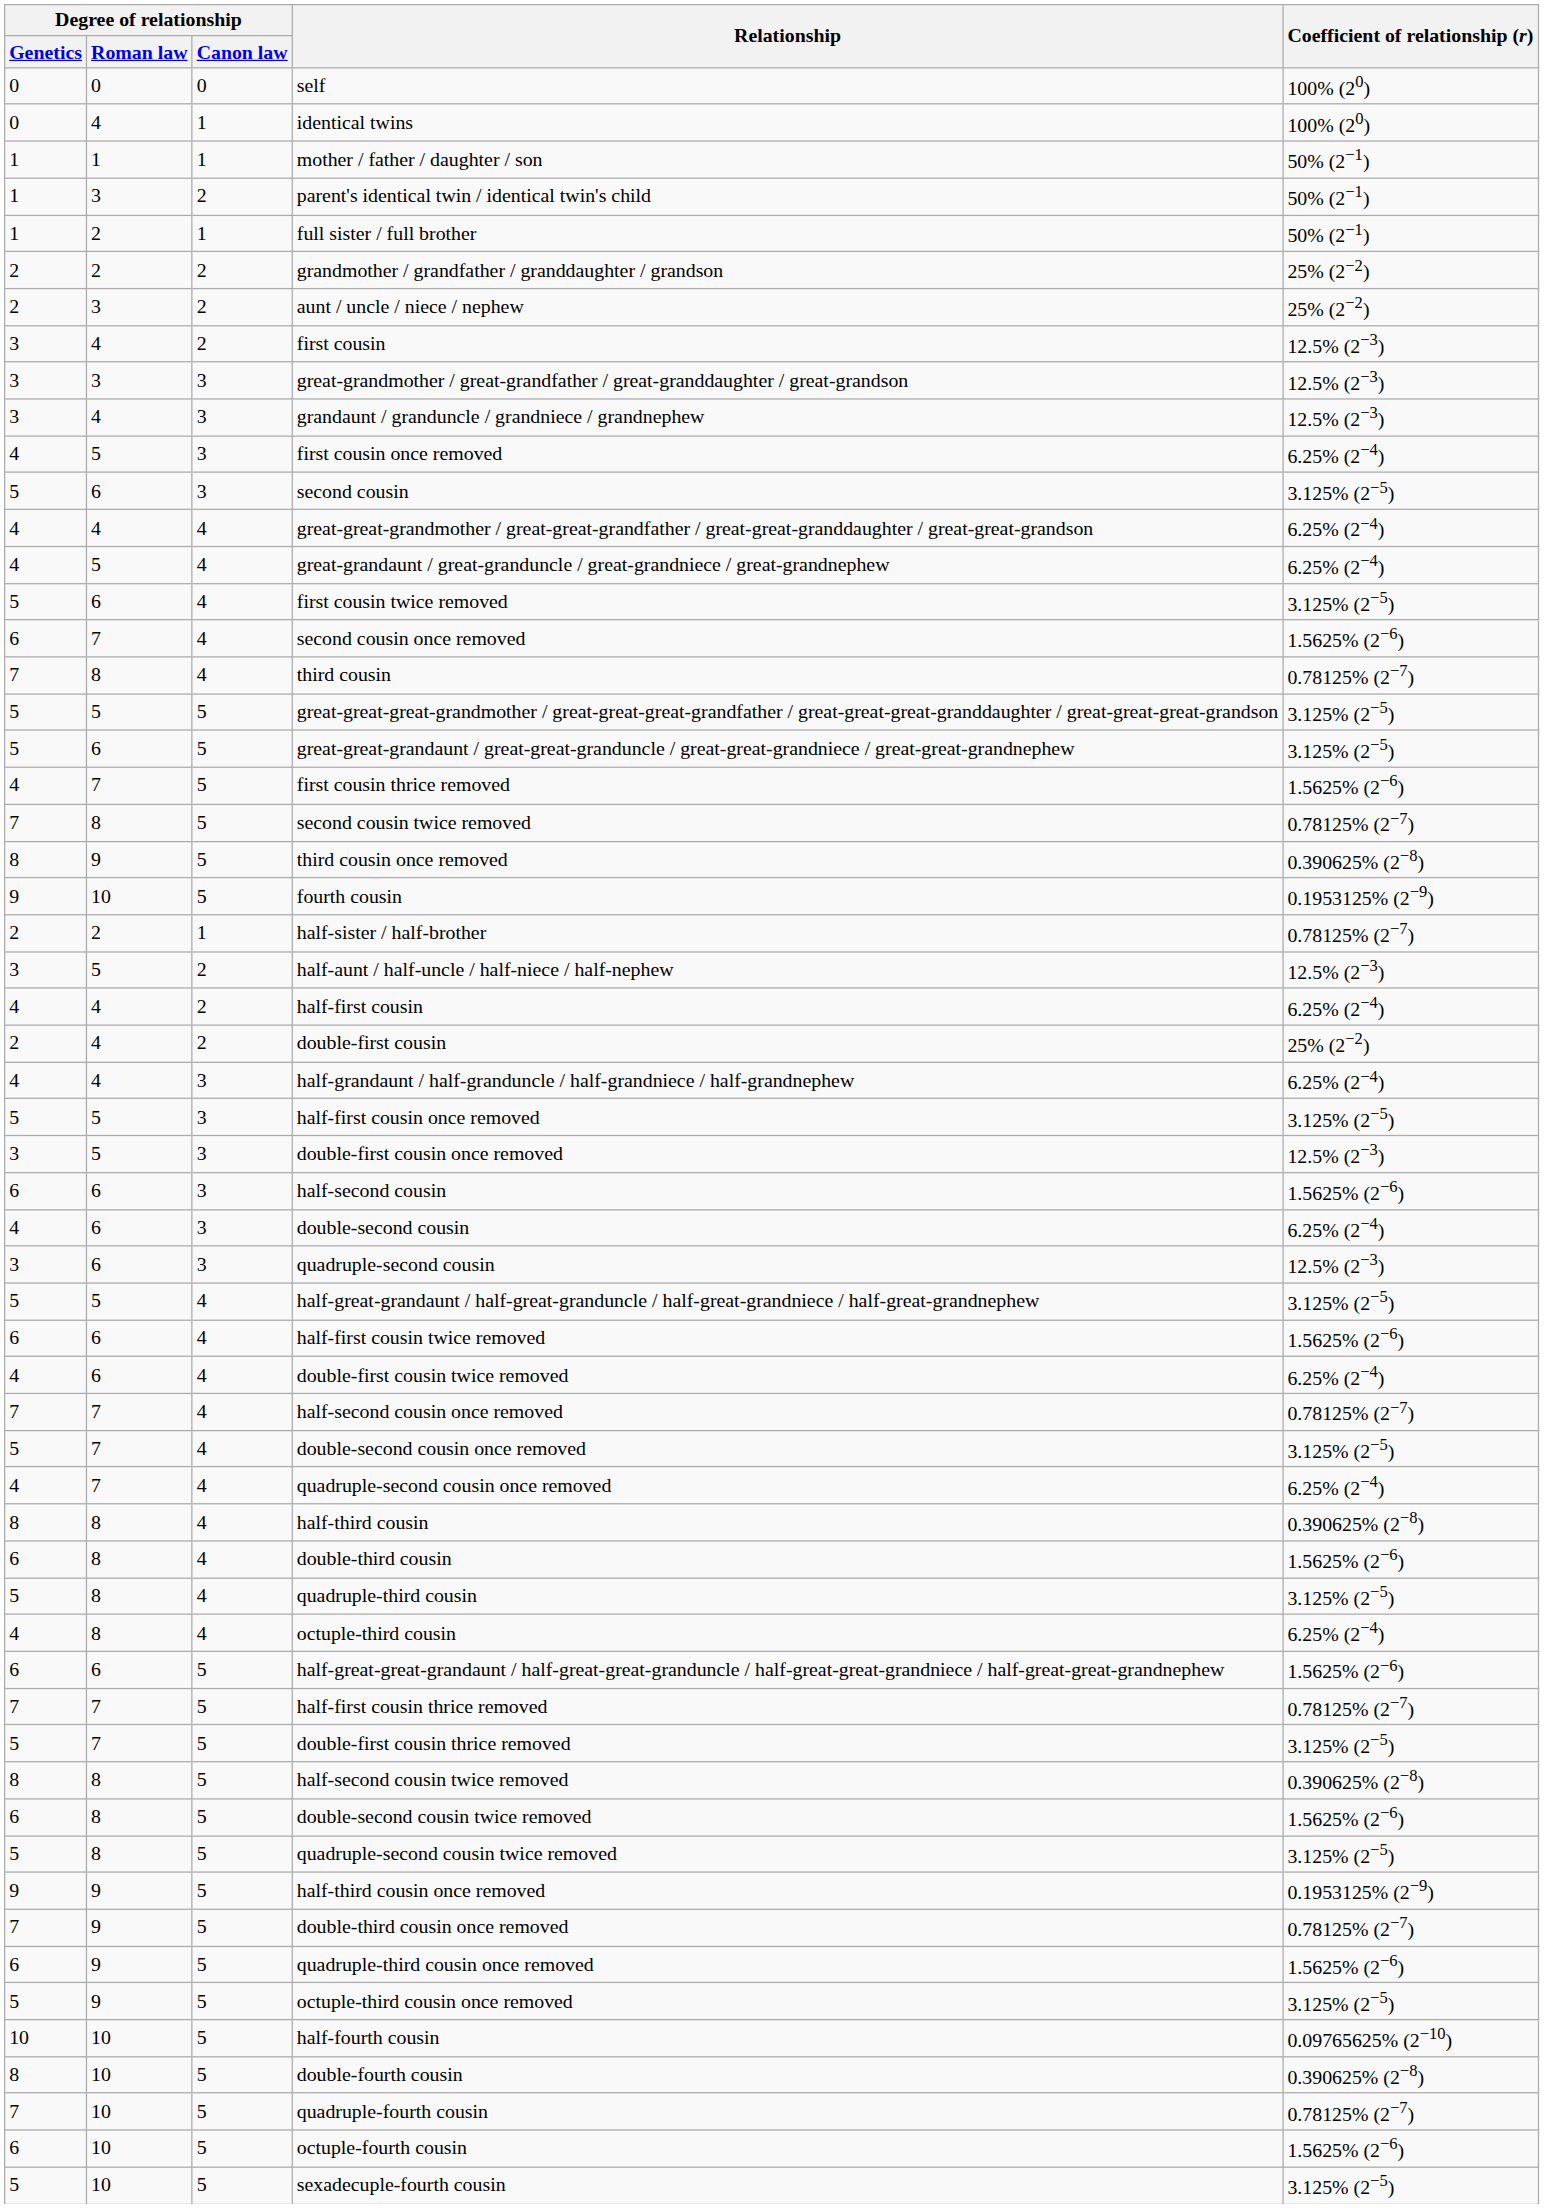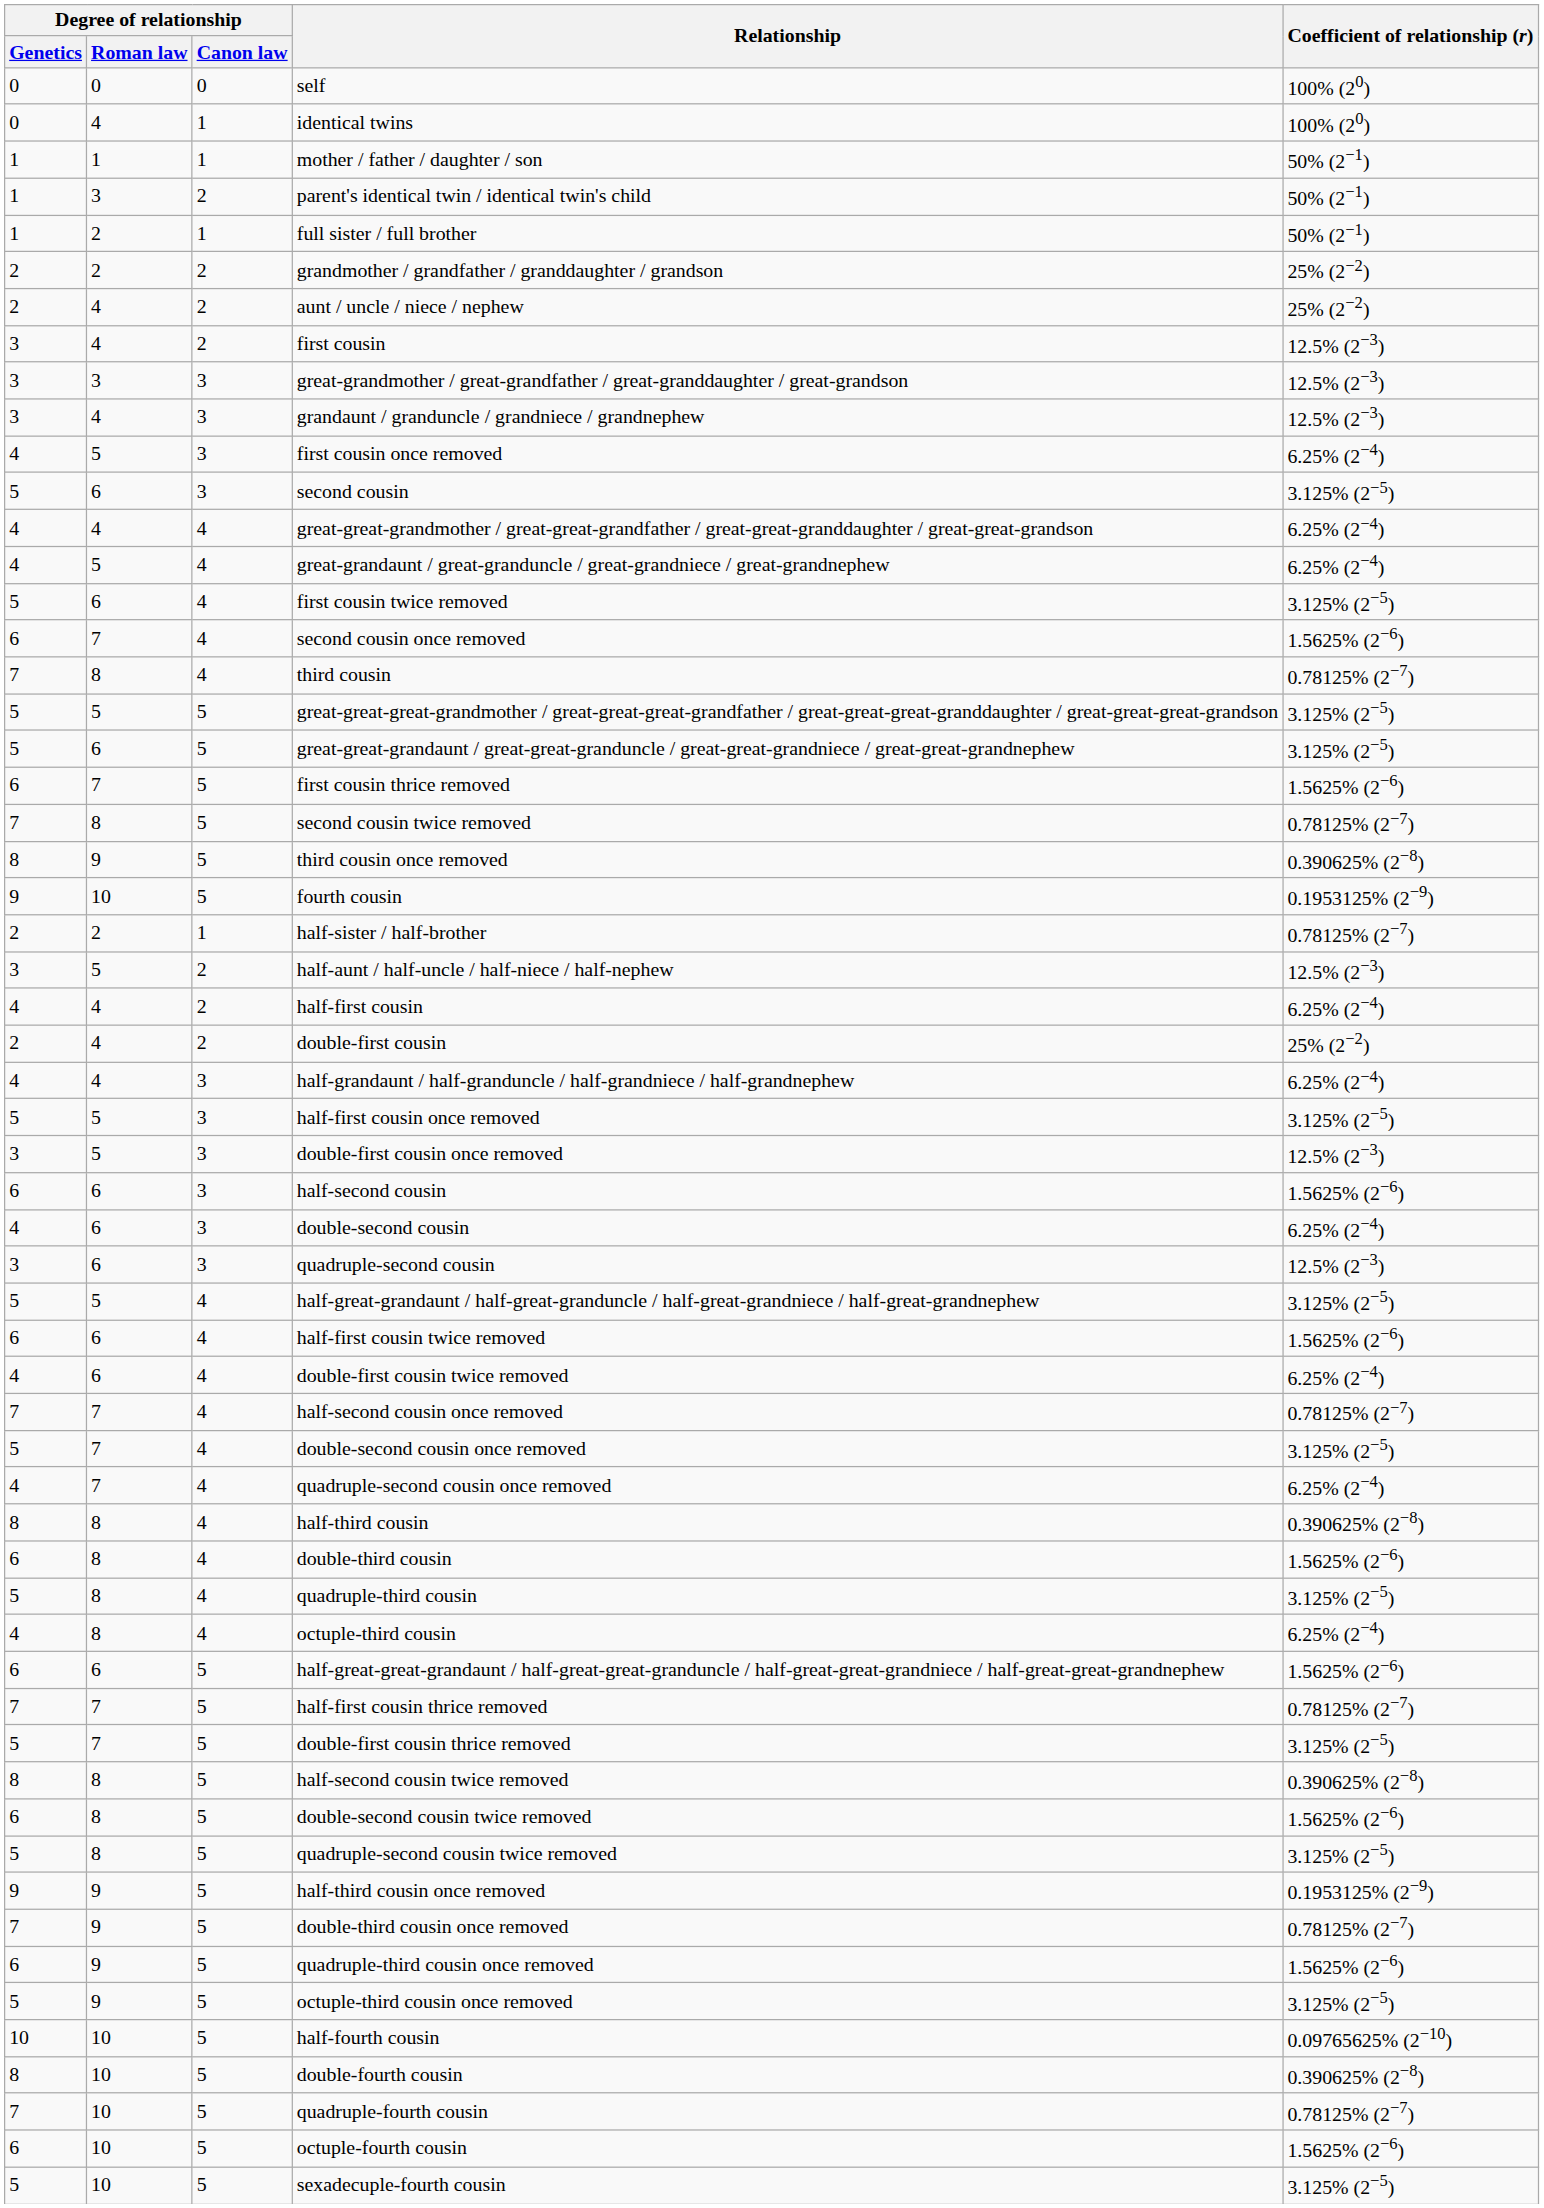(96, 306) 3 -> (96, 306) 4
(14, 785) 4 -> (14, 785) 6
